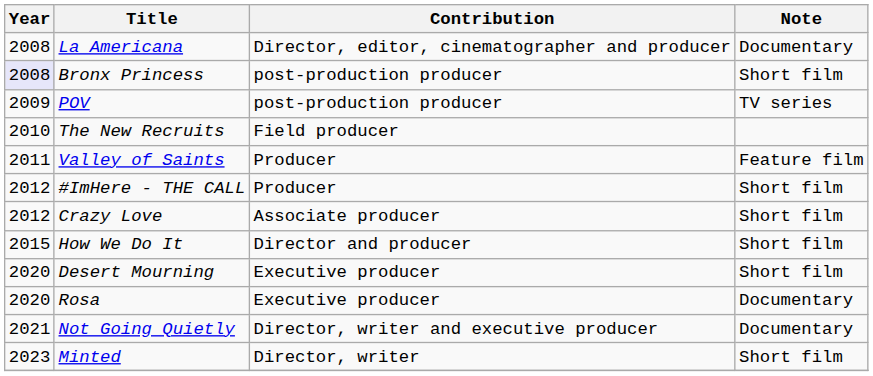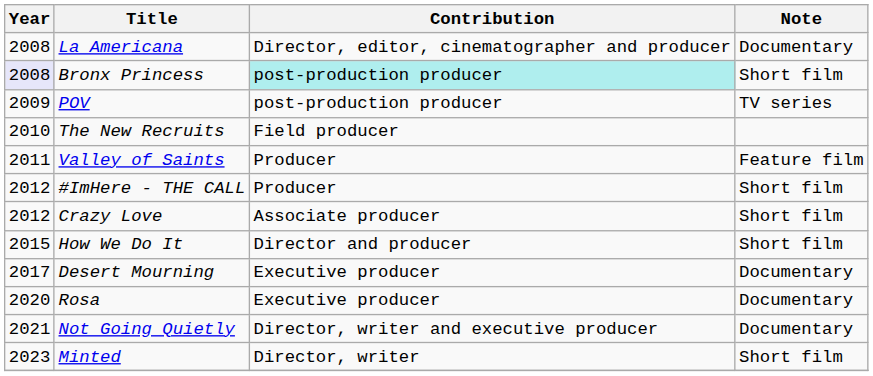(378, 75) no background -> (378, 75) paleturquoise background
(30, 272) 2020 -> (30, 272) 2017
(791, 272) Short film -> (796, 272) Documentary
